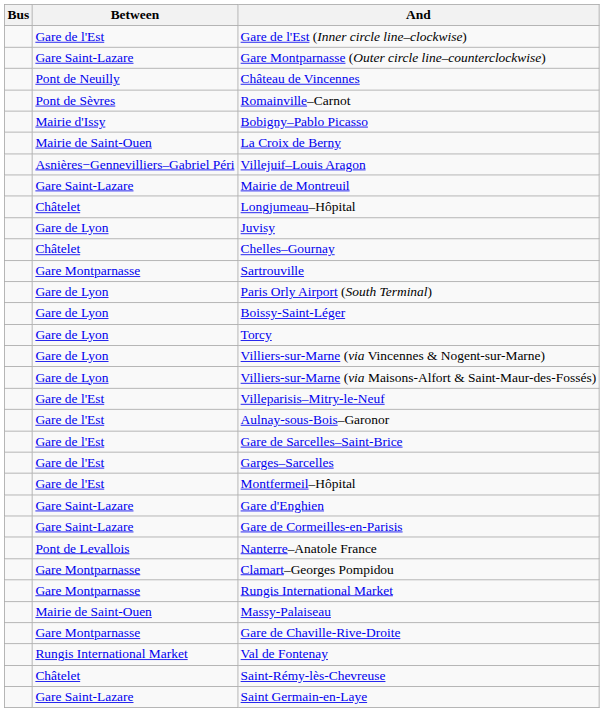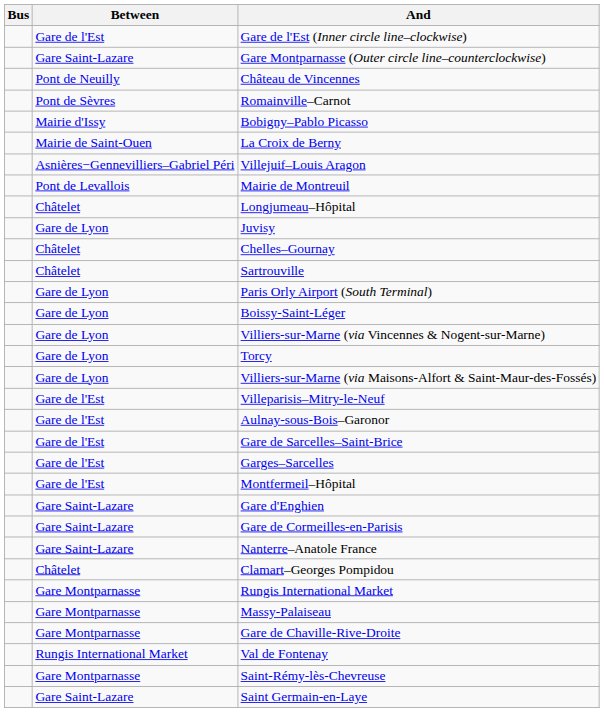(84, 185) Gare Saint-Lazare -> (82, 185) Pont de Levallois
(88, 270) Gare Montparnasse -> (58, 270) Châtelet
rows swapped: (393, 356) <-> (256, 334)
(82, 548) Pont de Levallois -> (84, 548) Gare Saint-Lazare
(88, 569) Gare Montparnasse -> (58, 569) Châtelet
(94, 611) Mairie de Saint-Ouen -> (88, 611) Gare Montparnasse
(58, 675) Châtelet -> (88, 675) Gare Montparnasse
